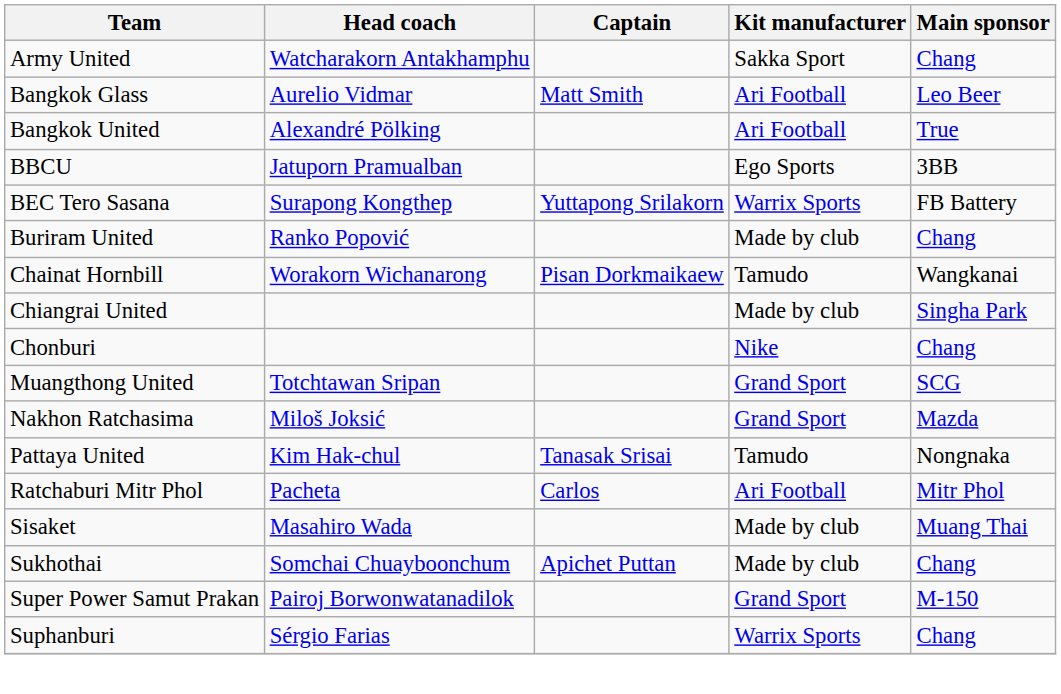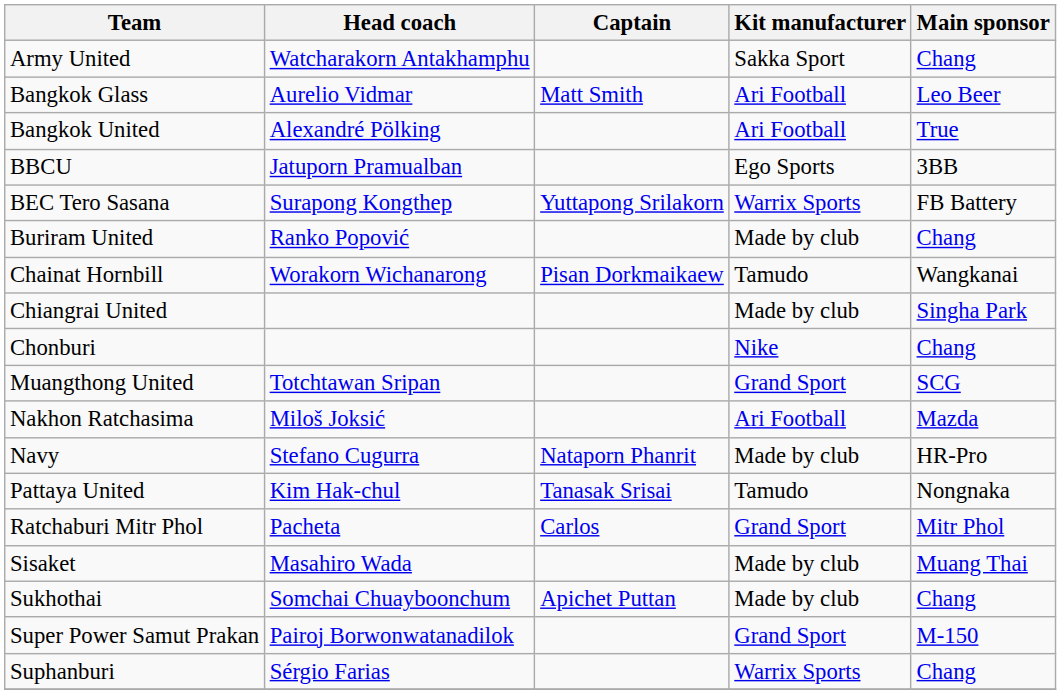(790, 418) Grand Sport -> (790, 418) Ari Football
+ row: (35, 454)
(790, 490) Ari Football -> (790, 526) Grand Sport
